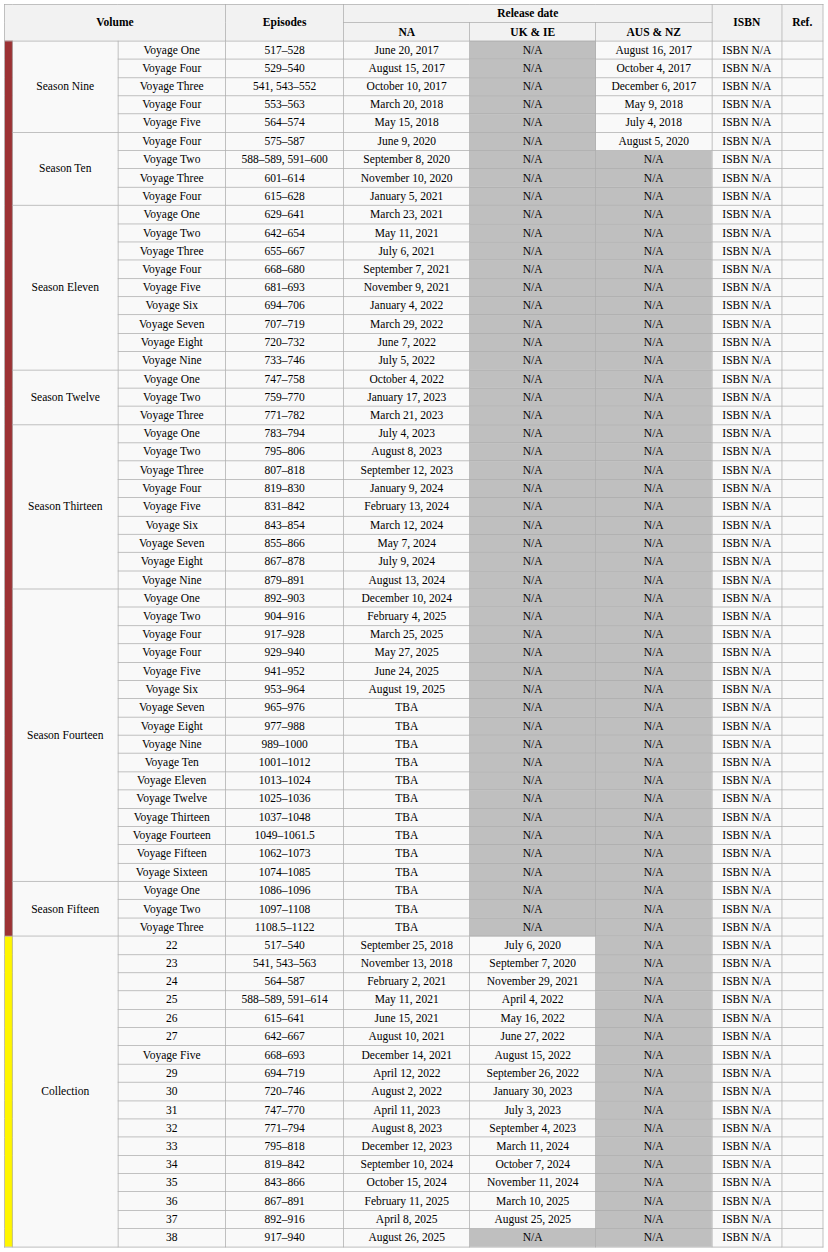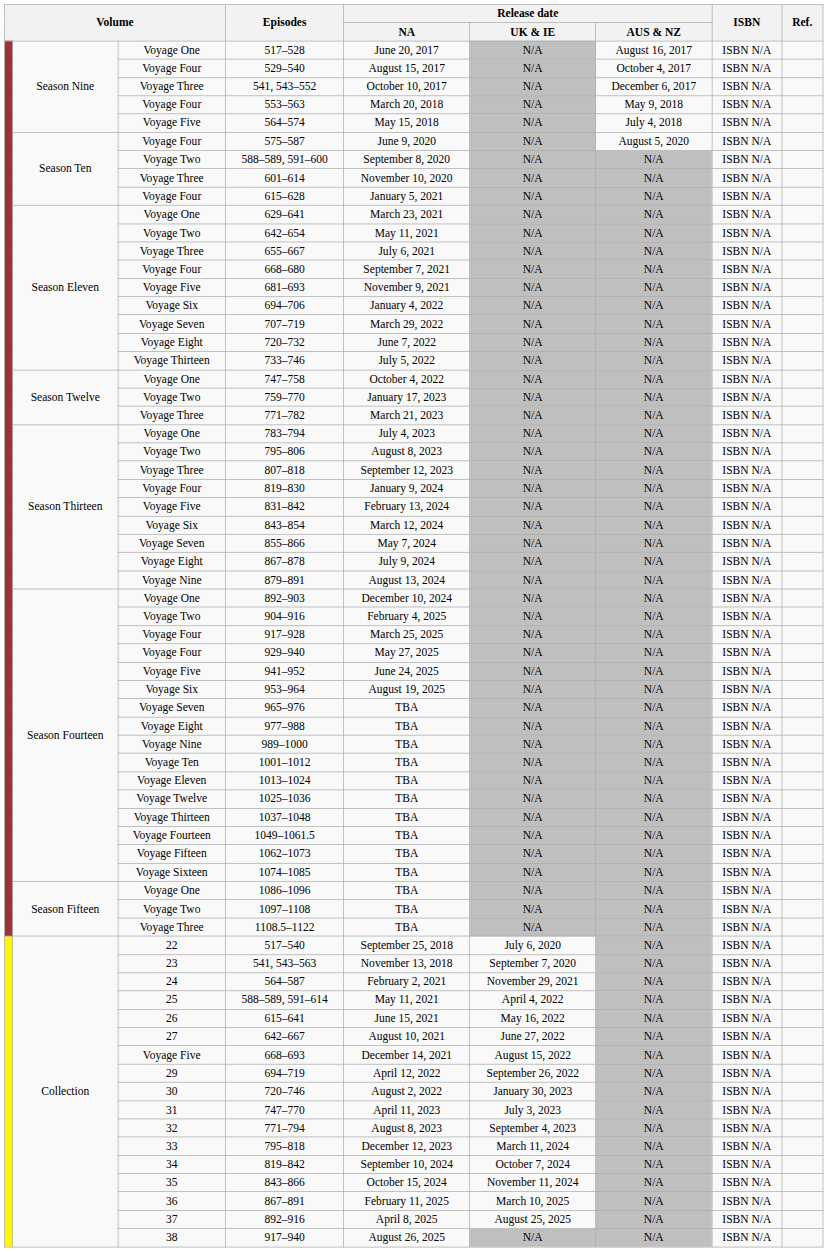(172, 360) Voyage Nine -> (172, 360) Voyage Thirteen
